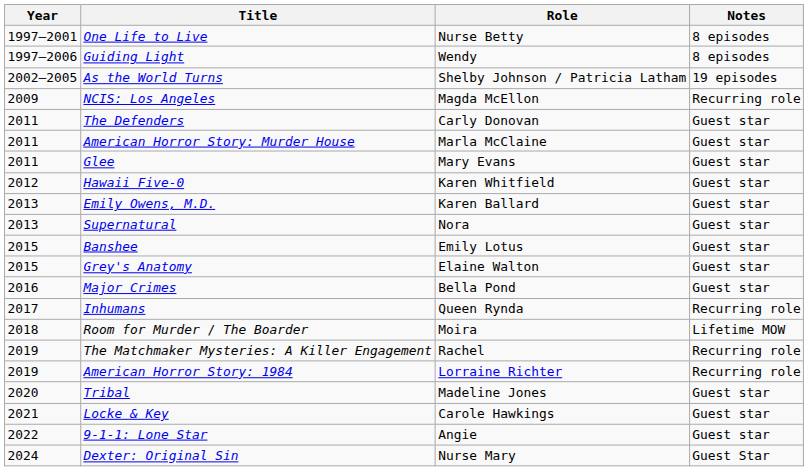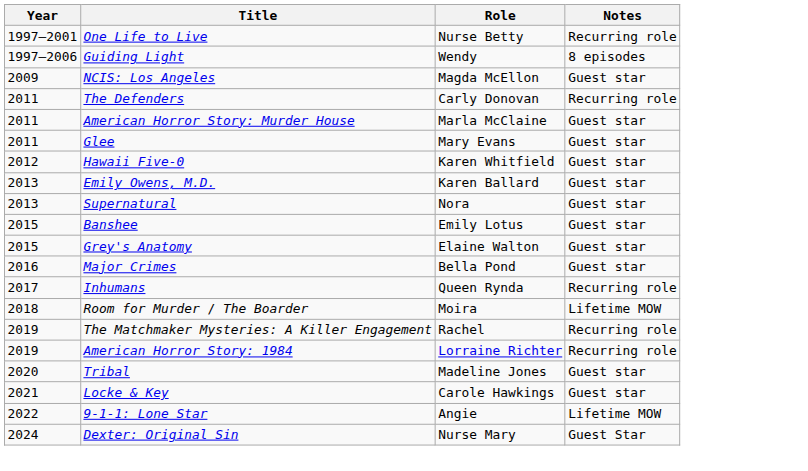(731, 36) 8 episodes -> (623, 36) Recurring role
- row: (153, 78)
(747, 99) Recurring role -> (607, 78) Guest star
(731, 120) Guest star -> (623, 99) Recurring role
(731, 434) Guest star -> (615, 414) Lifetime MOW
